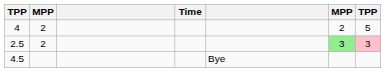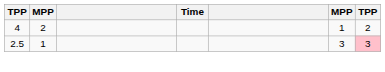(342, 28) 2 -> (342, 28) 1
(368, 28) 5 -> (368, 28) 2
(43, 43) 2 -> (43, 43) 1
(342, 43) lightgreen background -> (342, 43) no background
- row: (17, 59)
